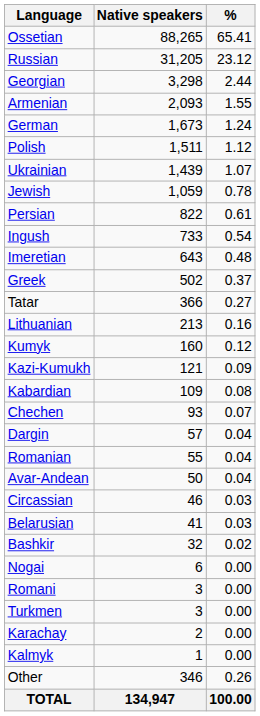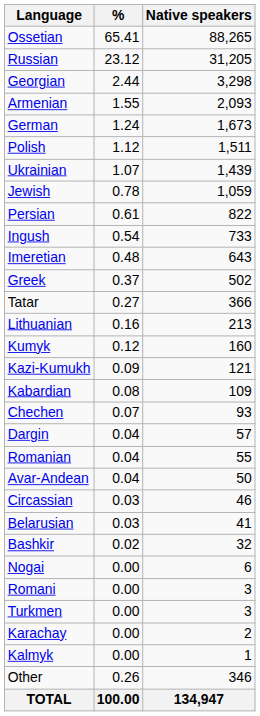columns swapped: (150, 15) <-> (231, 15)
